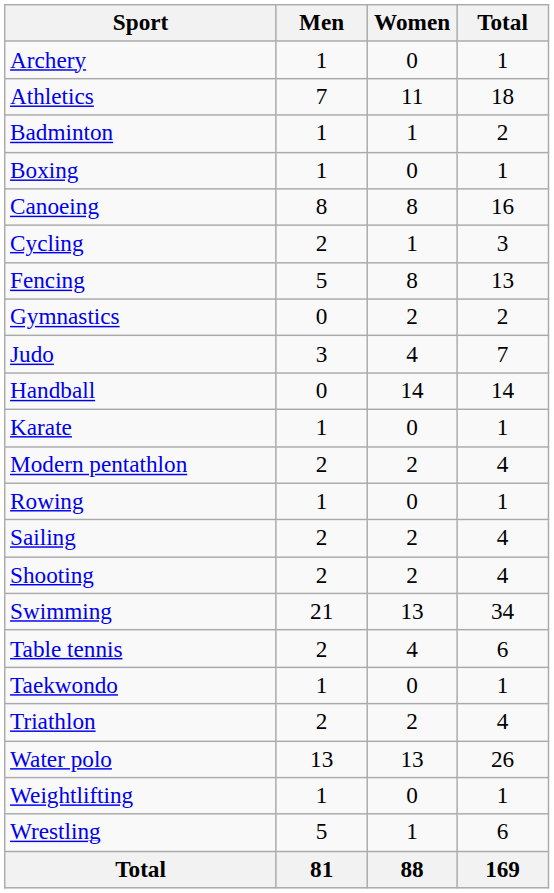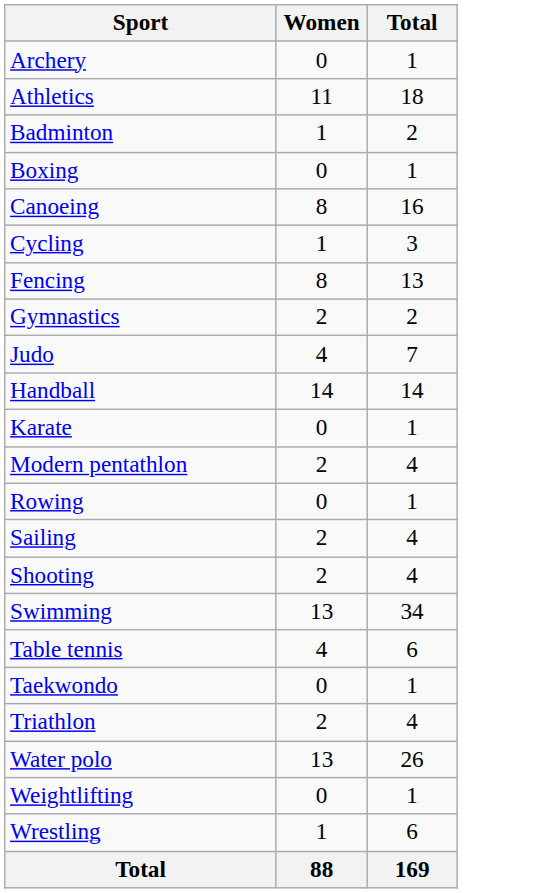- column: (322, 22)
